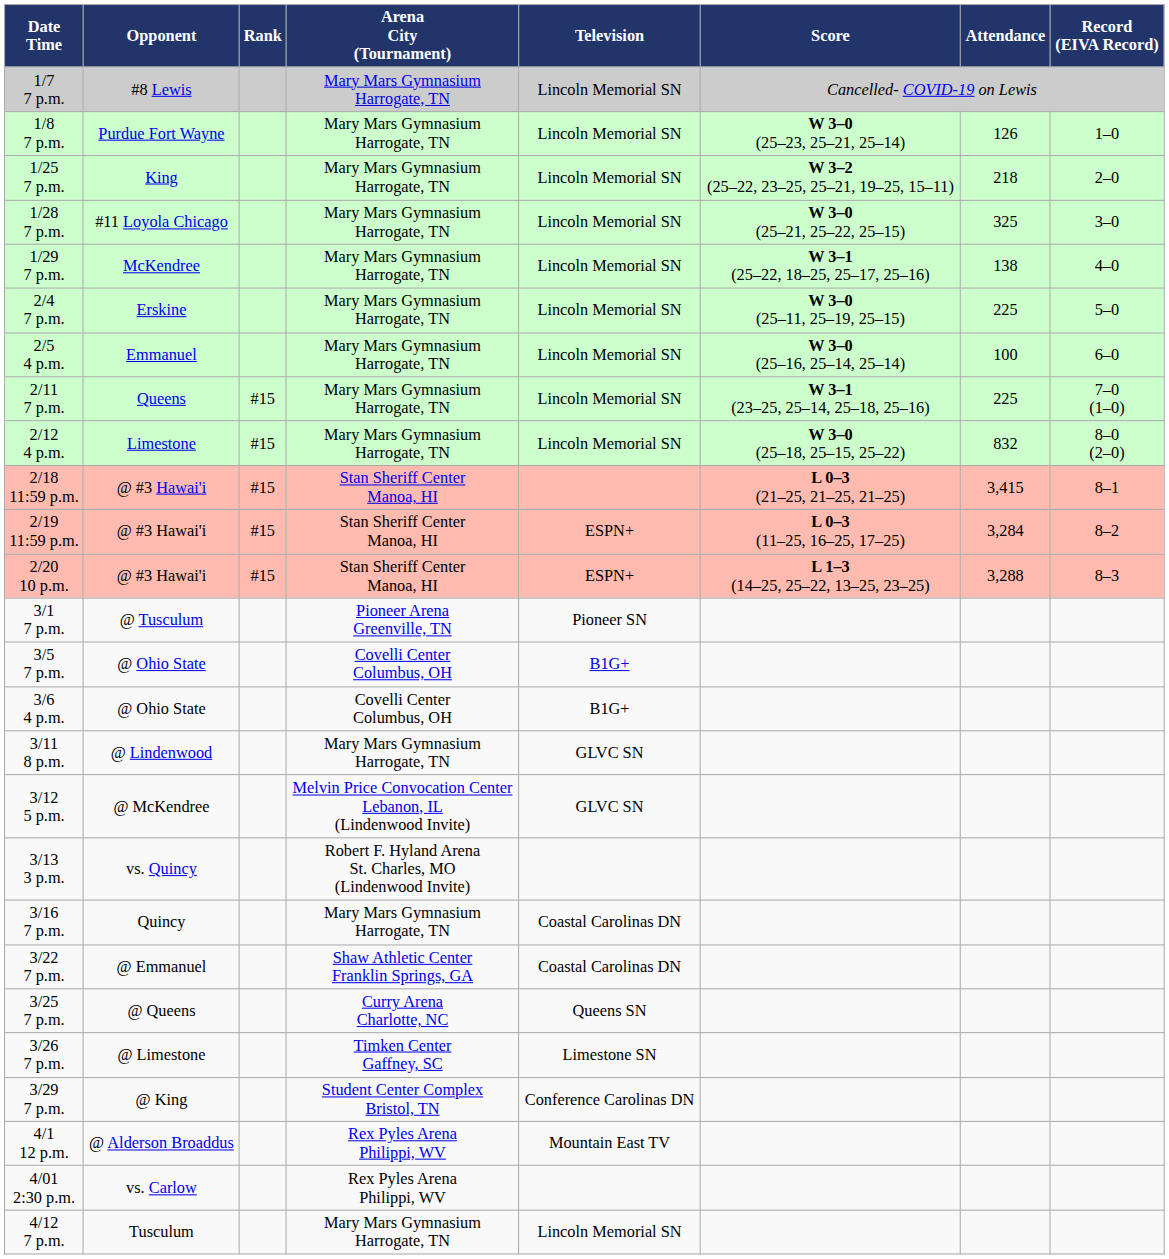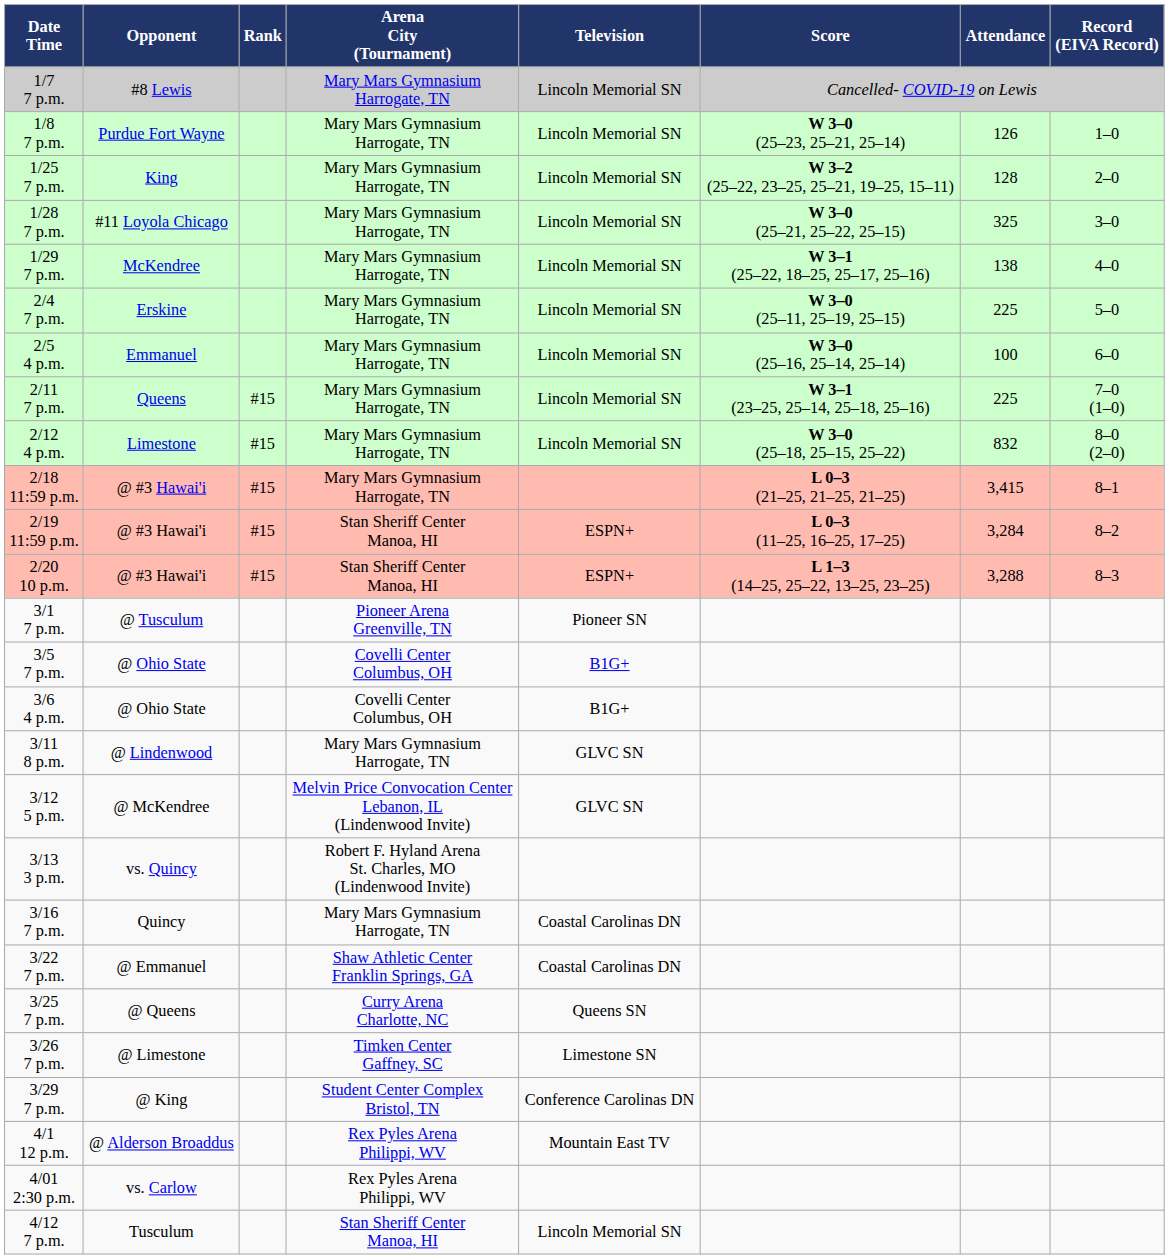(1005, 177) 218 -> (1005, 177) 128
(403, 487) Stan Sheriff Center Manoa, HI -> (403, 487) Mary Mars Gymnasium Harrogate, TN
(403, 1232) Mary Mars Gymnasium Harrogate, TN -> (403, 1232) Stan Sheriff Center Manoa, HI
